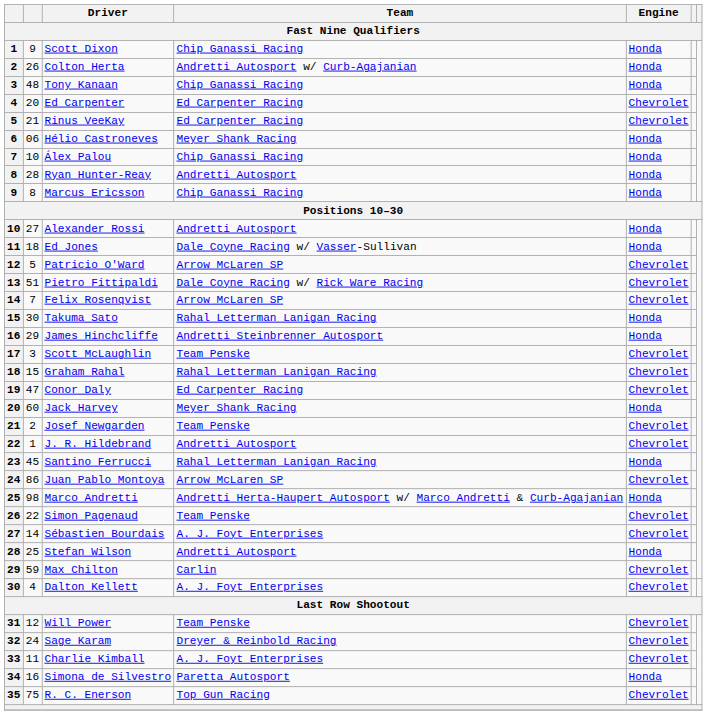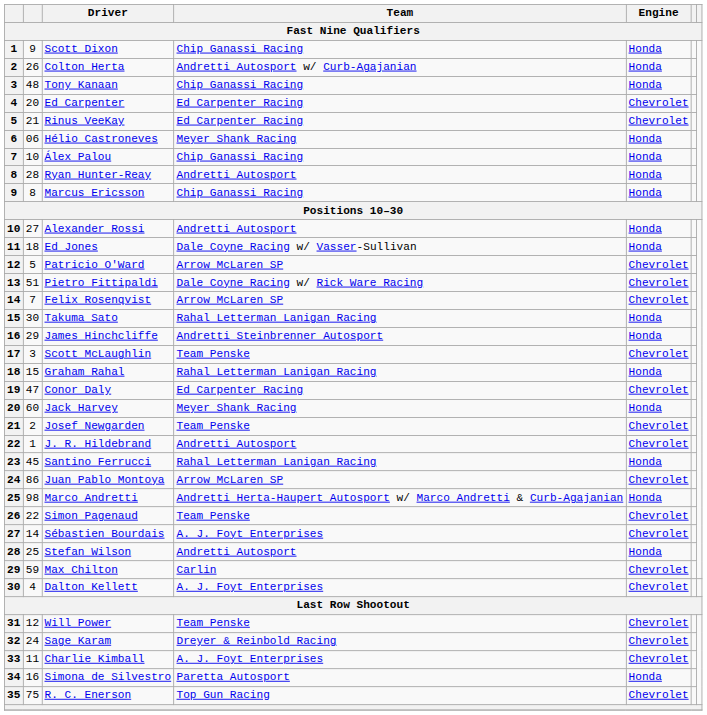(659, 373) Chevrolet -> (645, 373) Honda
